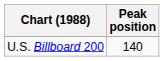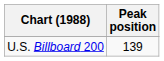(133, 46) 140 -> (133, 46) 139
